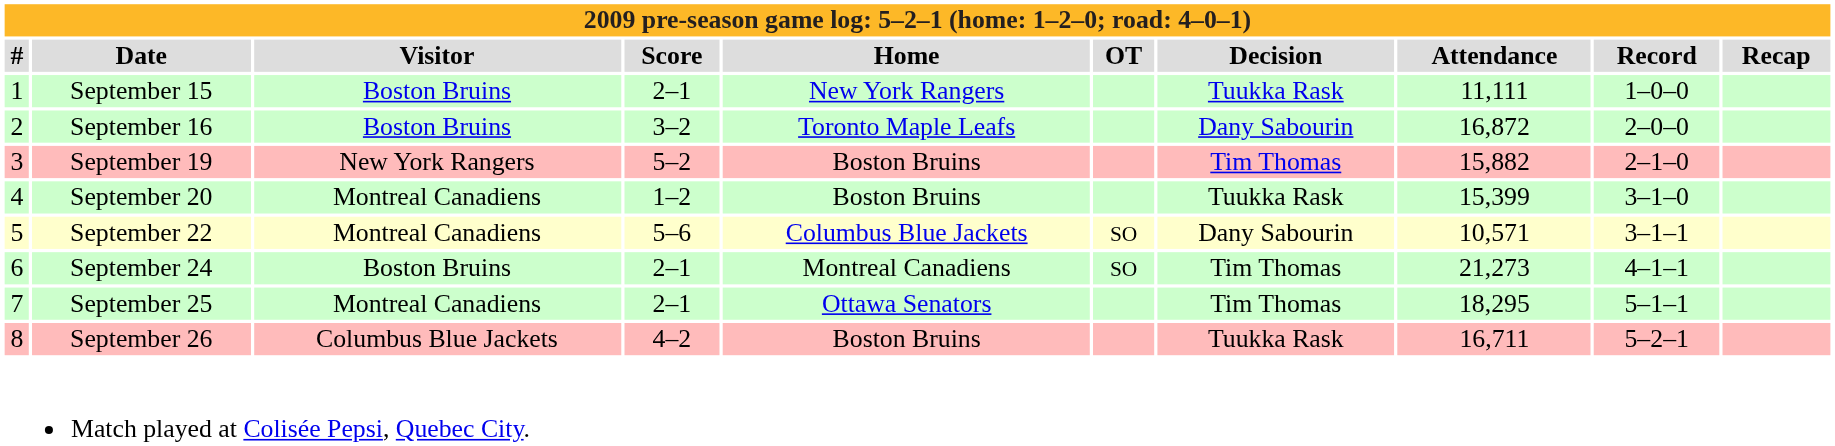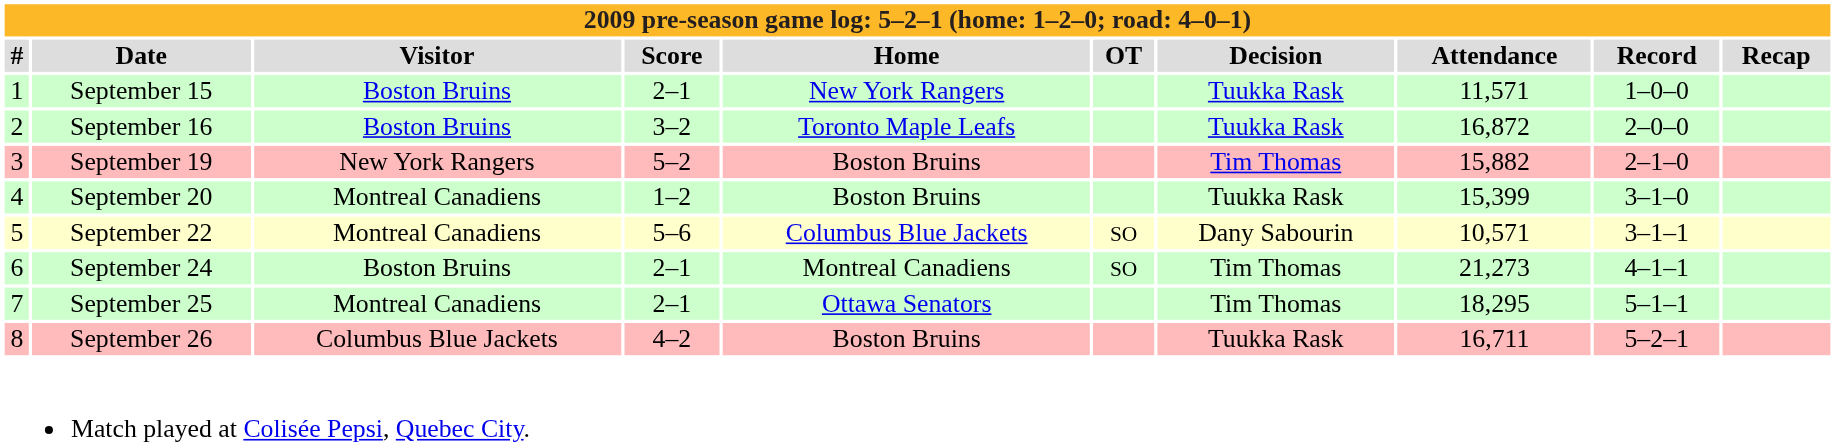(1494, 90) 11,111 -> (1494, 90) 11,571
(1276, 126) Dany Sabourin -> (1276, 126) Tuukka Rask
